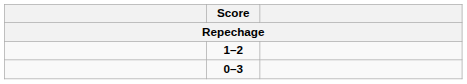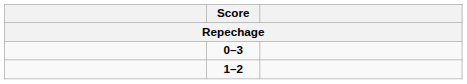rows swapped: (233, 69) <-> (233, 50)
